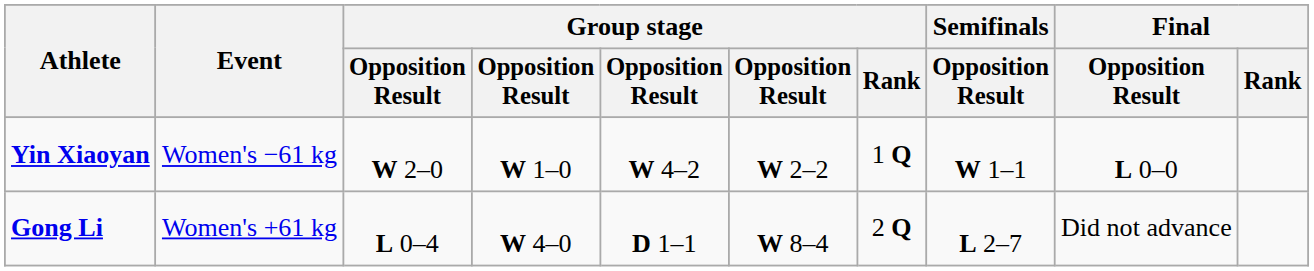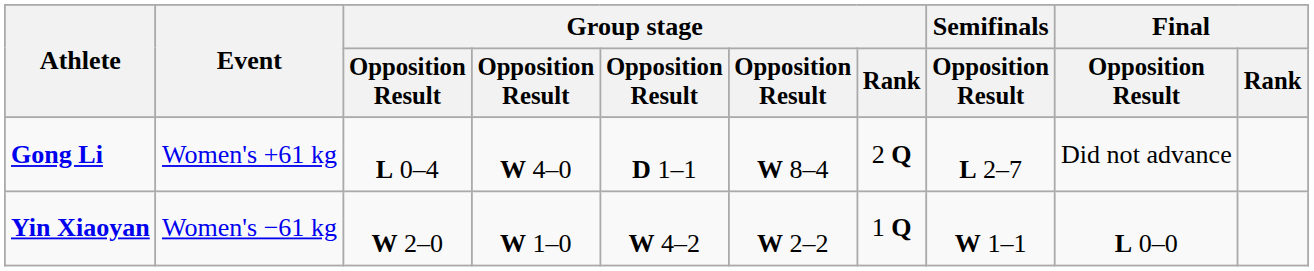rows swapped: (80, 154) <-> (57, 228)
